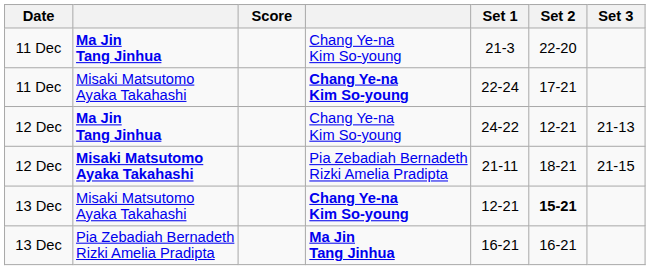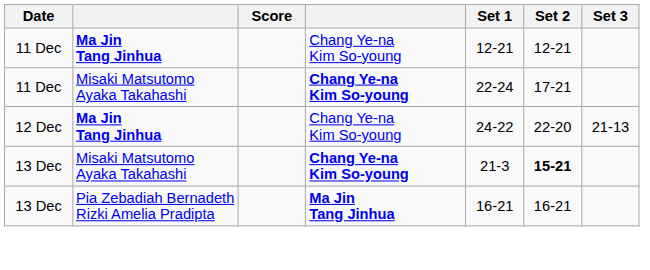(500, 48) 21-3 -> (495, 48) 12-21
(558, 48) 22-20 -> (553, 48) 12-21
(558, 127) 12-21 -> (553, 127) 22-20
- row: (39, 166)
(500, 206) 12-21 -> (495, 166) 21-3
